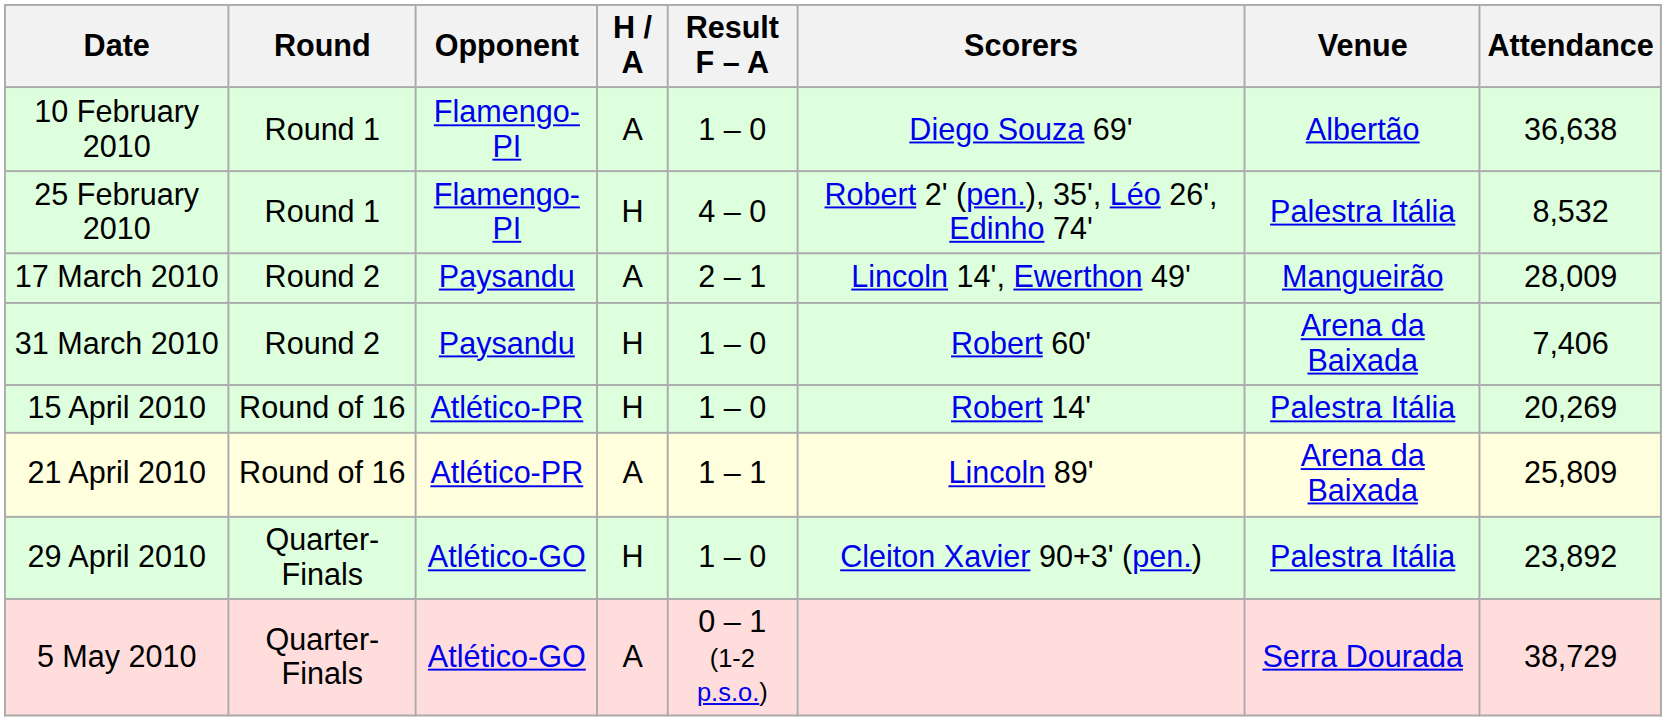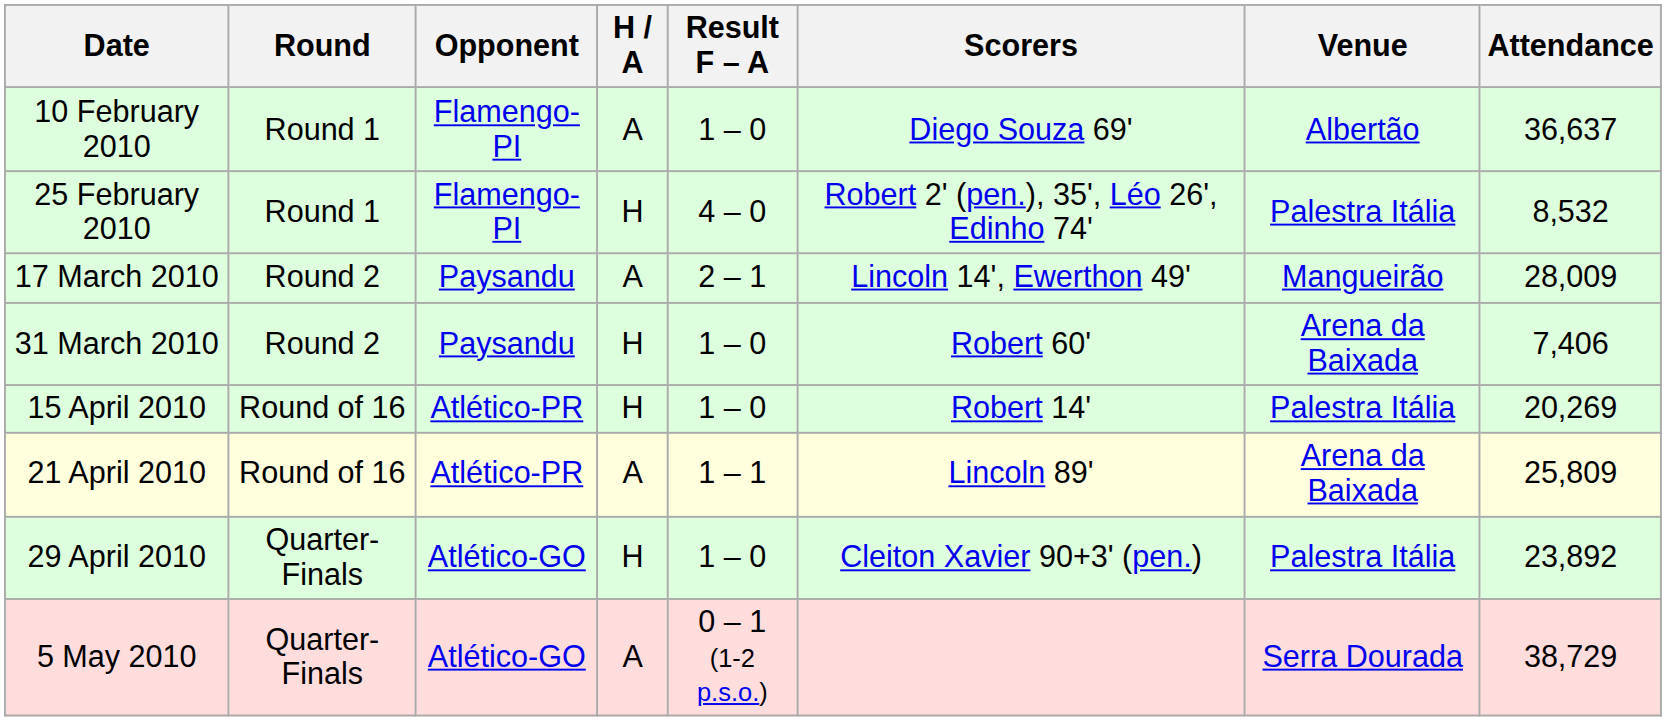(1571, 128) 36,638 -> (1571, 128) 36,637
